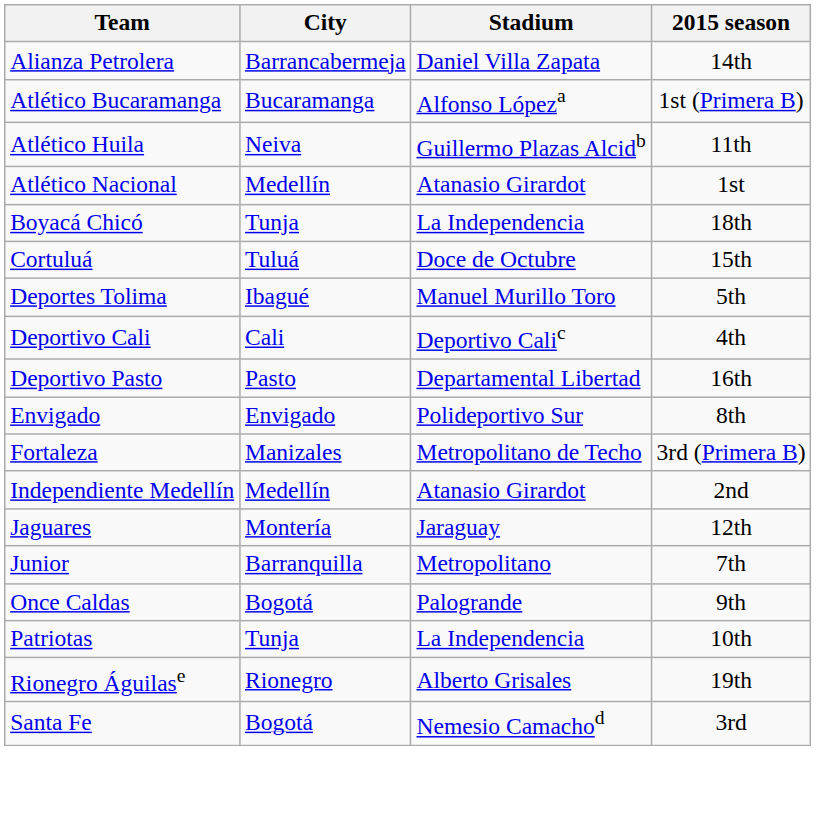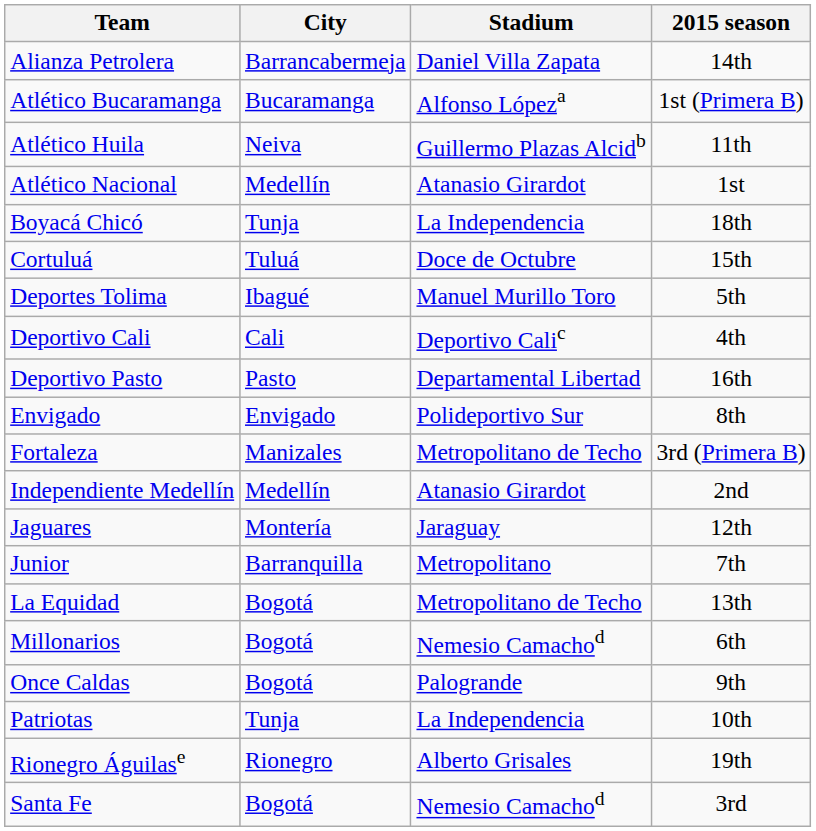+ row: (65, 601)
+ row: (65, 642)
